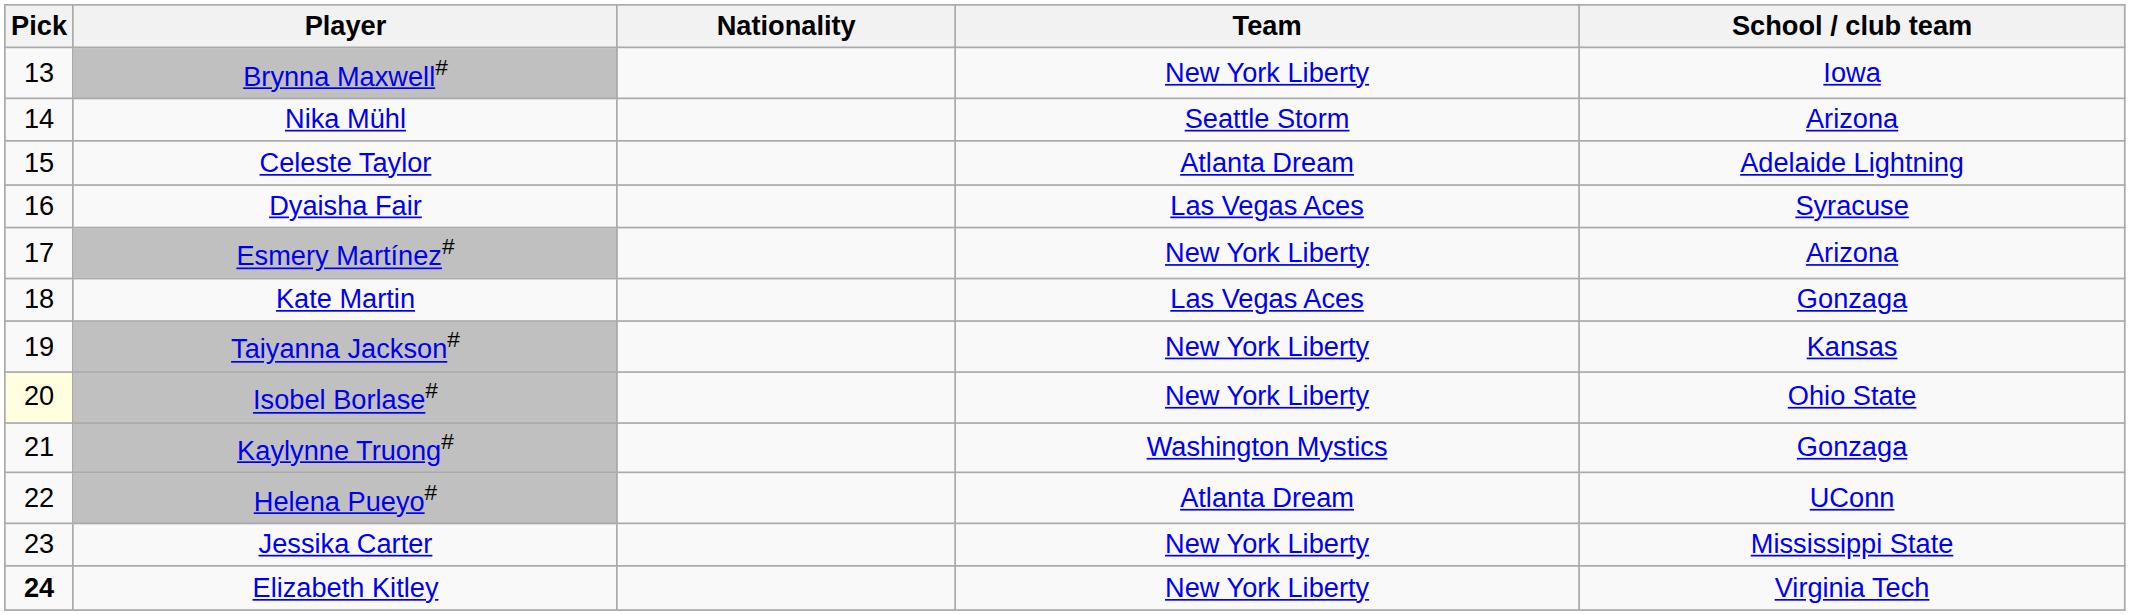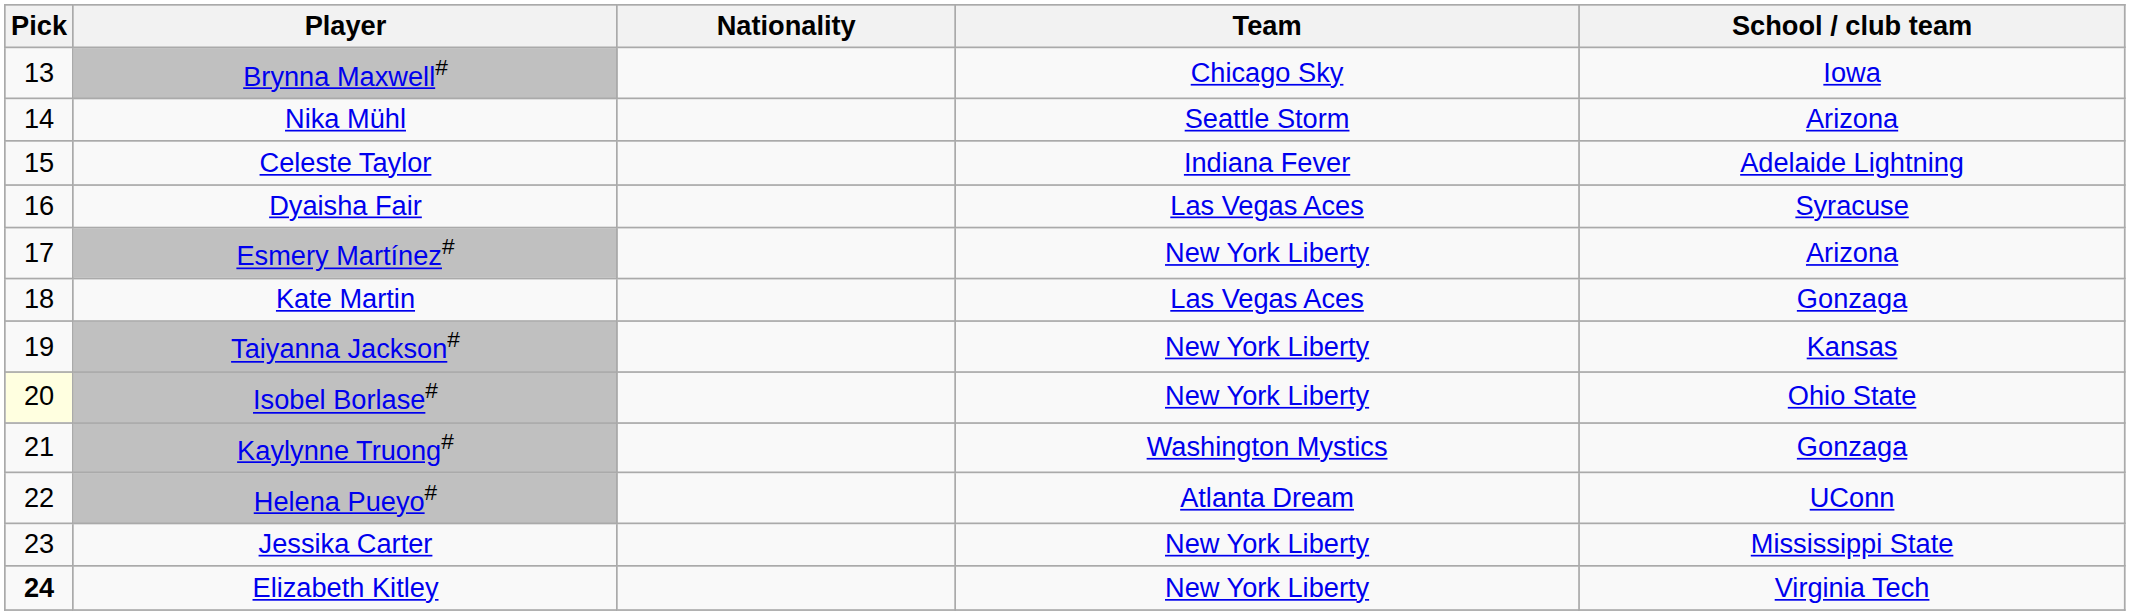(1267, 72) New York Liberty -> (1267, 72) Chicago Sky
(1267, 162) Atlanta Dream -> (1267, 162) Indiana Fever
